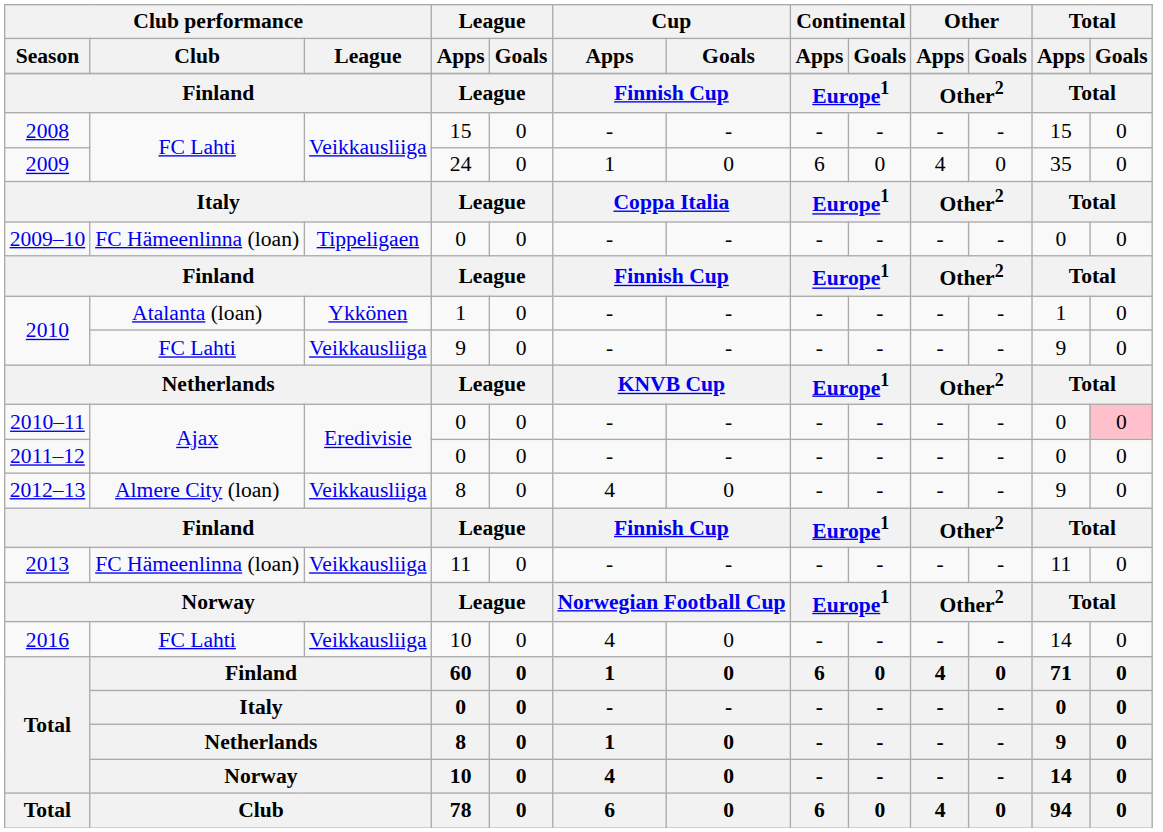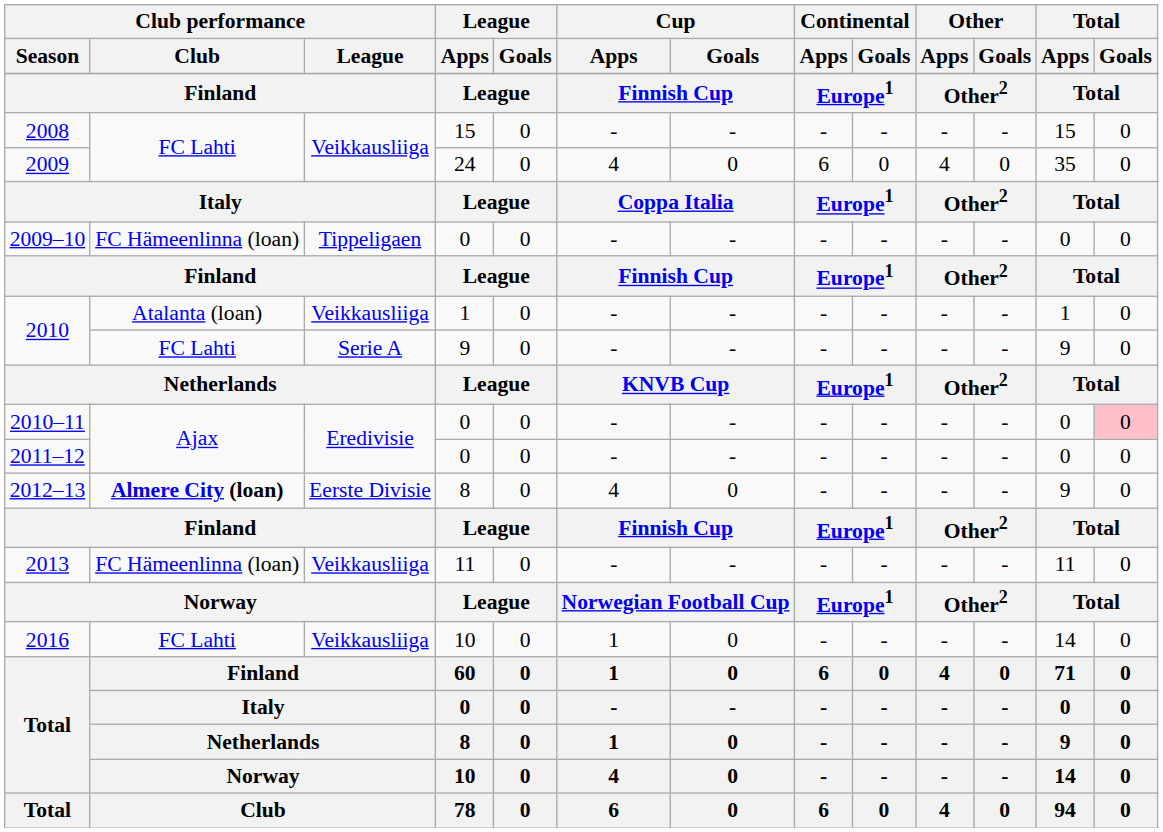(610, 164) 1 -> (614, 164) 4
(368, 313) Ykkönen -> (370, 313) Veikkausliiga
(368, 347) Veikkausliiga -> (370, 347) Serie A
(197, 490) normal -> (197, 490) bold
(368, 490) Veikkausliiga -> (370, 490) Eerste Divisie
(610, 639) 4 -> (614, 639) 1
